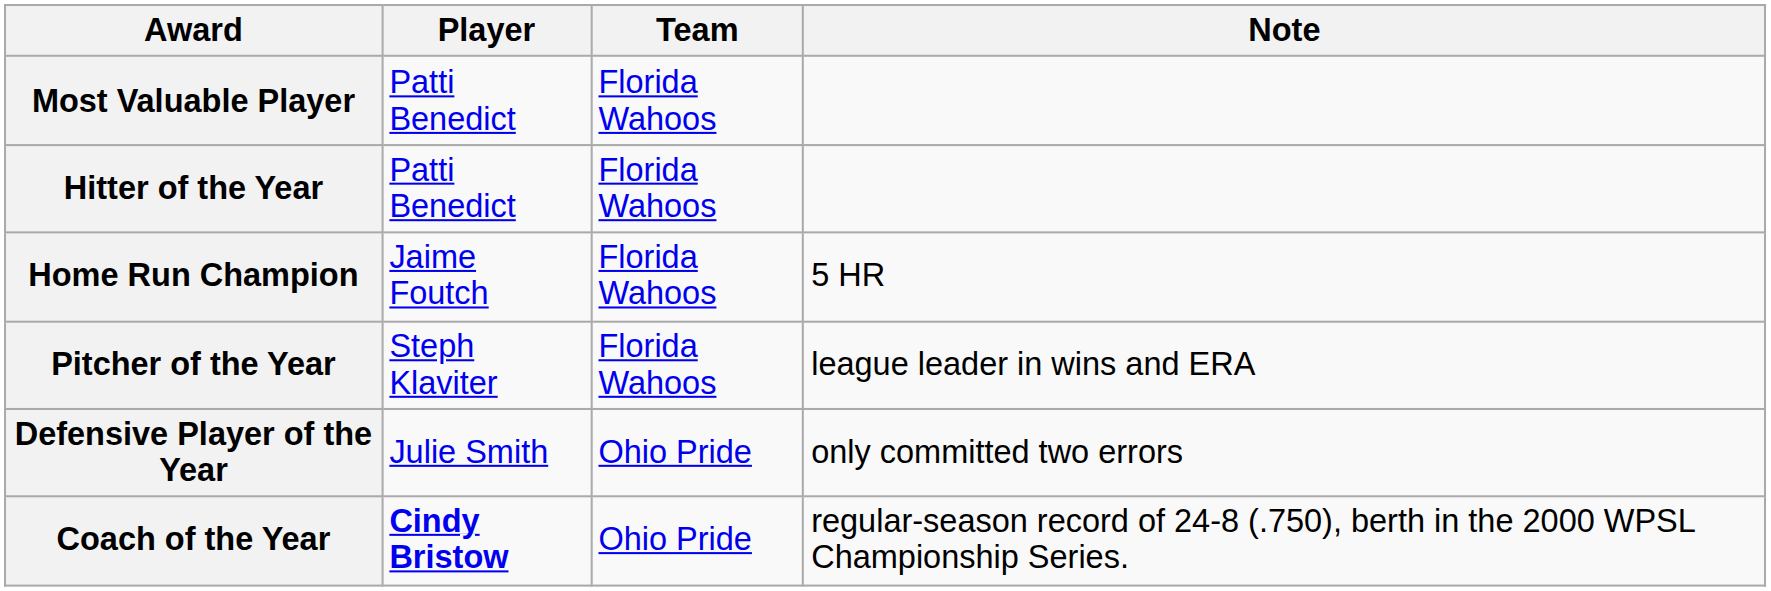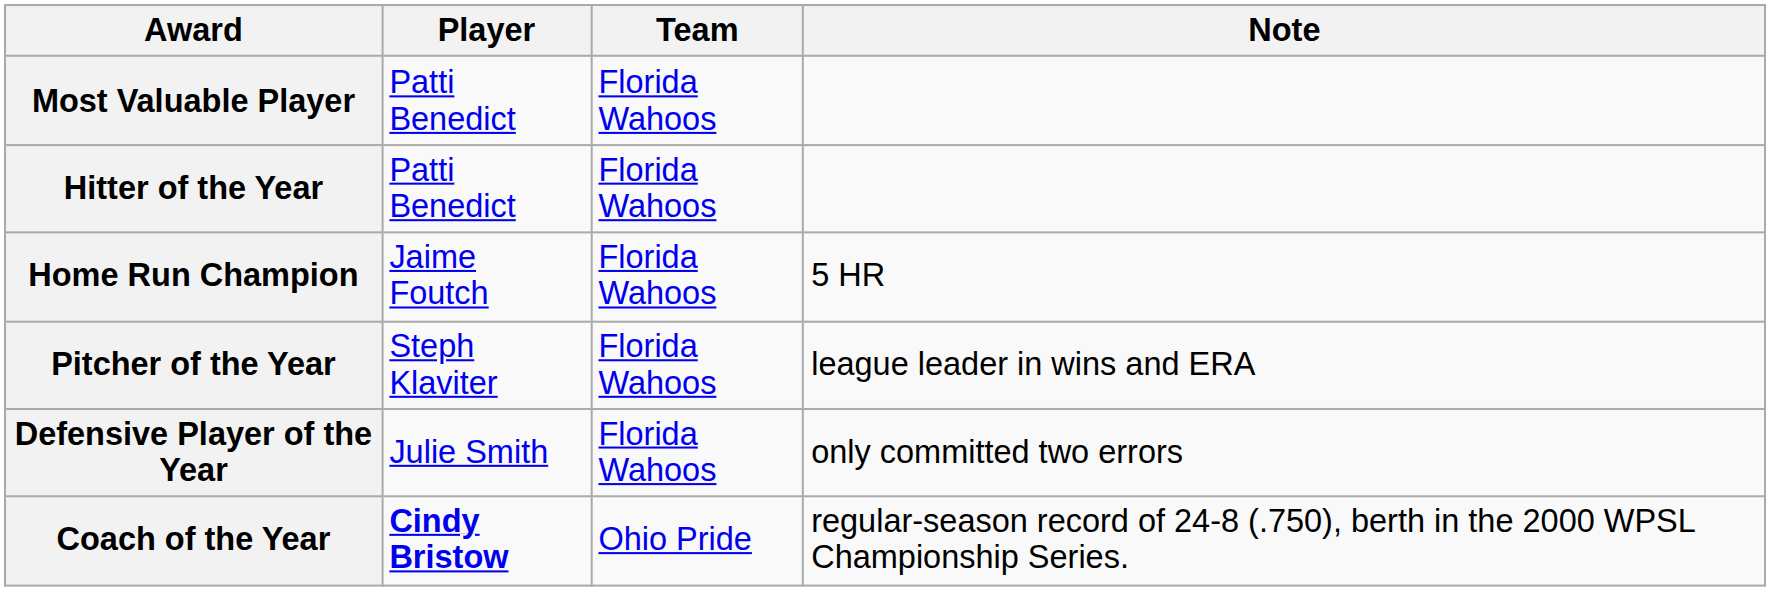(675, 452) Ohio Pride -> (657, 452) Florida Wahoos
